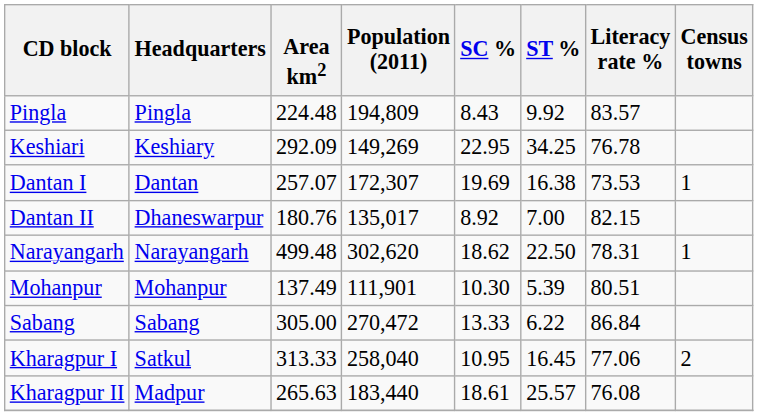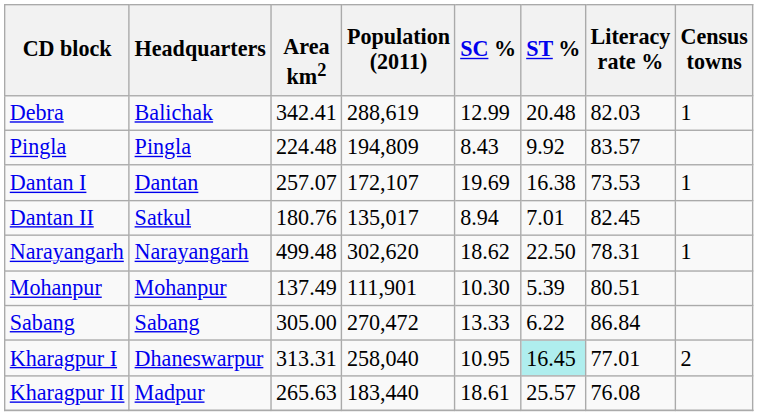+ row: (37, 112)
- row: (47, 147)
(383, 182) 172,307 -> (383, 182) 172,107
(199, 217) Dhaneswarpur -> (163, 217) Satkul
(479, 217) 8.92 -> (479, 217) 8.94
(545, 217) 7.00 -> (545, 217) 7.01
(615, 217) 82.15 -> (615, 217) 82.45
(163, 357) Satkul -> (199, 357) Dhaneswarpur
(306, 357) 313.33 -> (306, 357) 313.31
(551, 357) no background -> (551, 357) paleturquoise background
(615, 357) 77.06 -> (615, 357) 77.01
